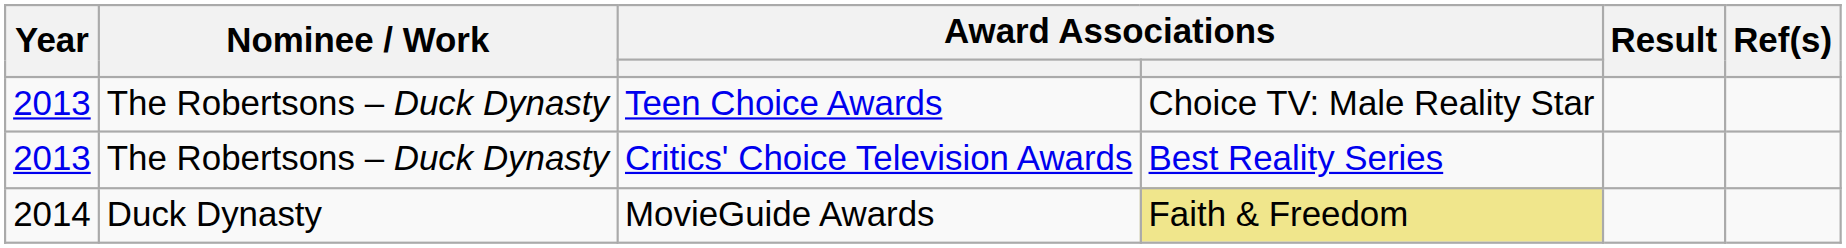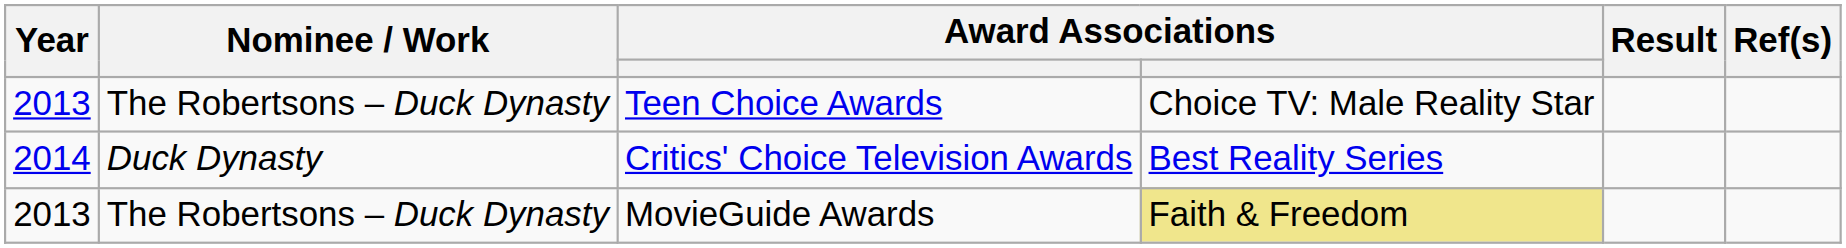(52, 158) 2013 -> (52, 158) 2014
(358, 158) The Robertsons – Duck Dynasty -> (214, 158) Duck Dynasty
(52, 214) 2014 -> (52, 214) 2013
(214, 214) Duck Dynasty -> (358, 214) The Robertsons – Duck Dynasty
